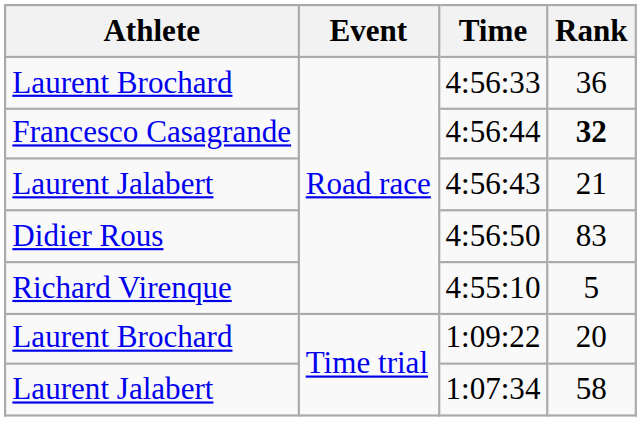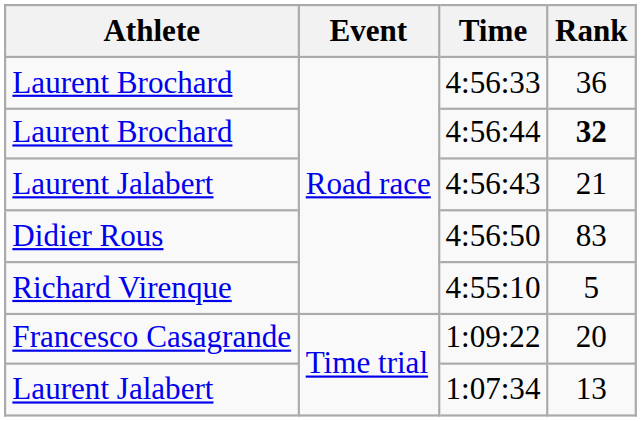(152, 133) Francesco Casagrande -> (122, 133) Laurent Brochard
(122, 338) Laurent Brochard -> (152, 338) Francesco Casagrande
(591, 389) 58 -> (591, 389) 13
